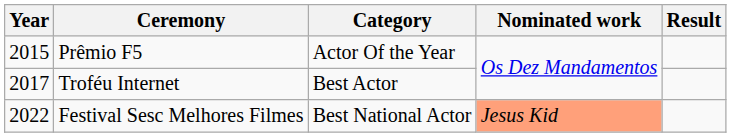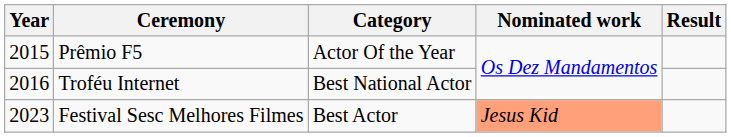(29, 83) 2017 -> (29, 83) 2016
(355, 83) Best Actor -> (392, 83) Best National Actor
(29, 115) 2022 -> (29, 115) 2023
(392, 115) Best National Actor -> (355, 115) Best Actor
